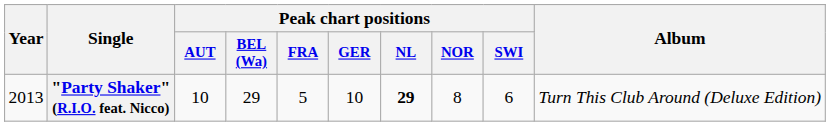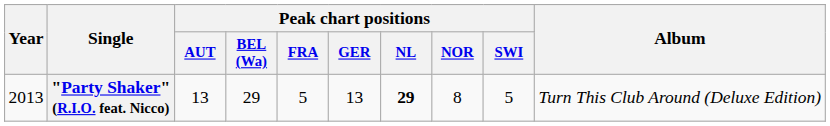(200, 97) 10 -> (200, 97) 13
(354, 97) 10 -> (354, 97) 13
(509, 97) 6 -> (509, 97) 5
